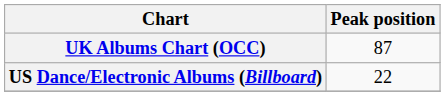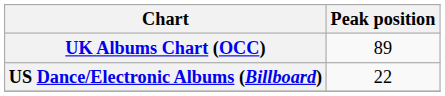(383, 47) 87 -> (383, 47) 89
